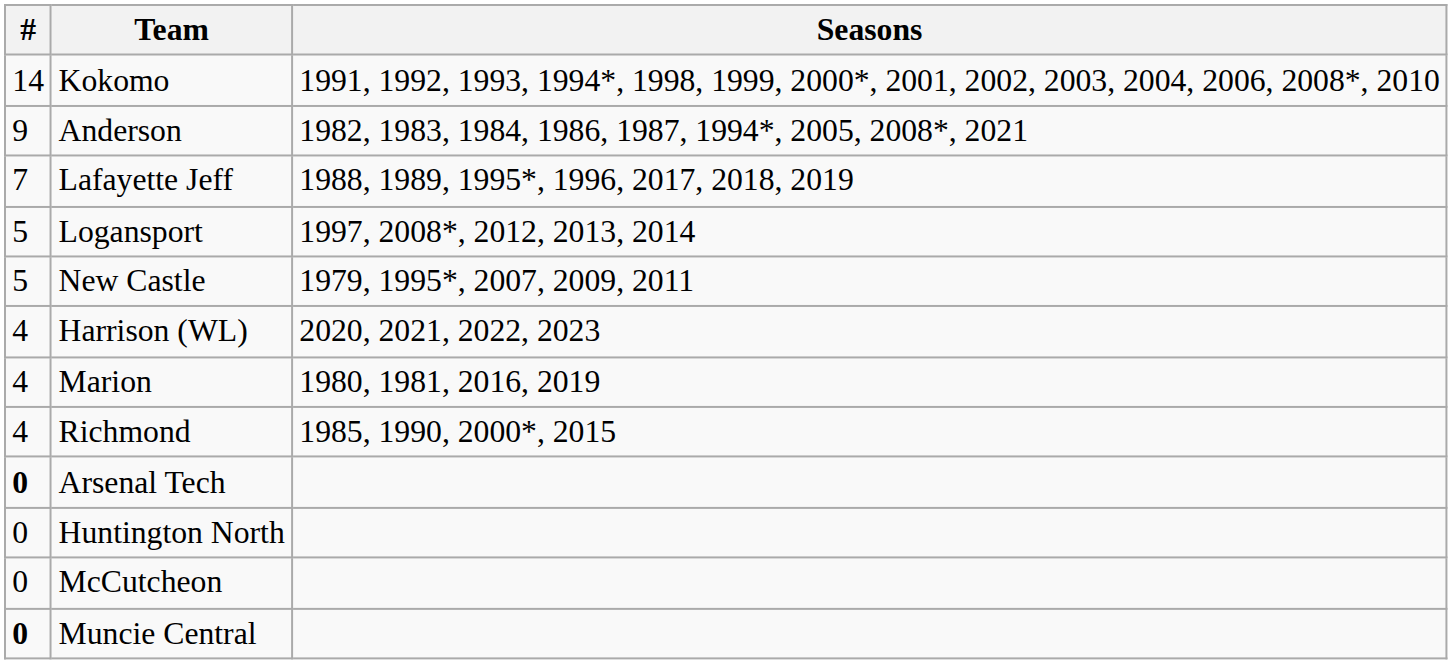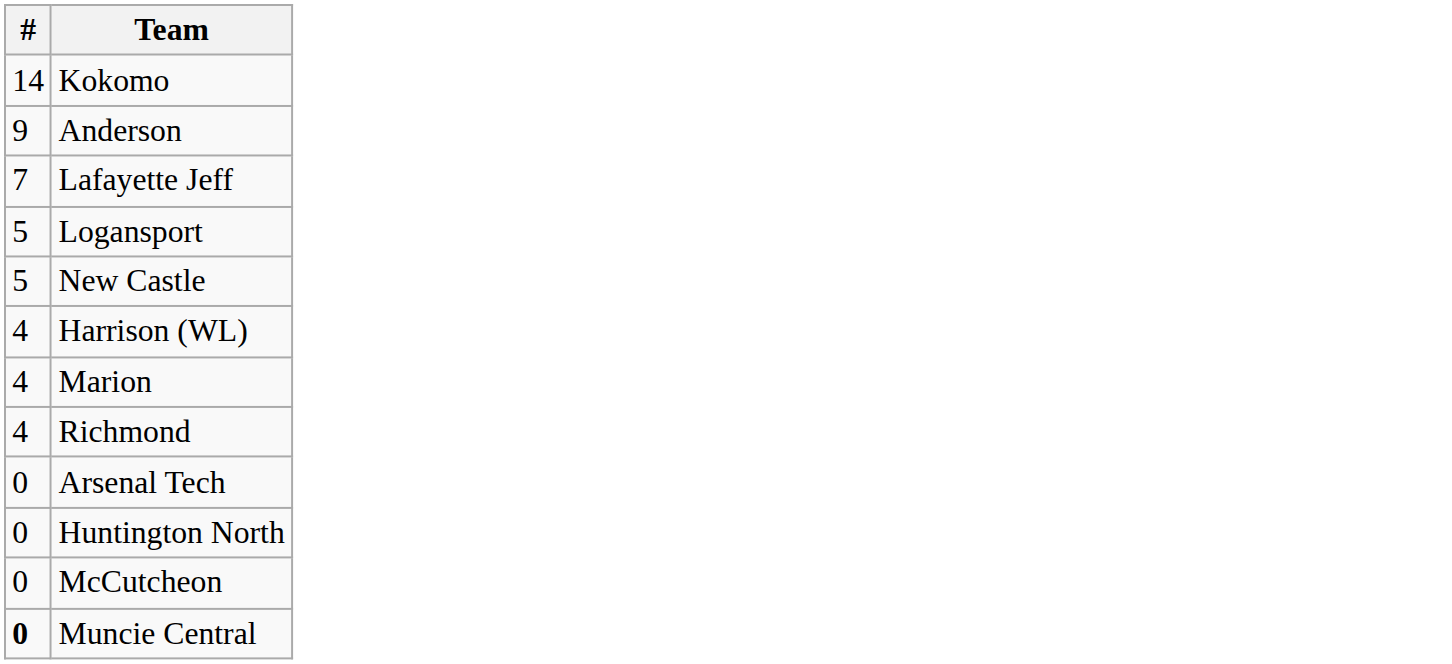- column: (870, 29)
(20, 481) bold -> (20, 481) normal
